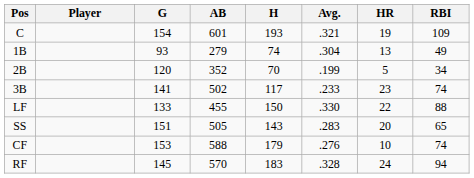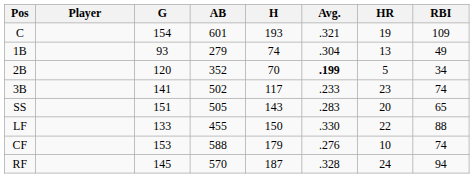(329, 70) normal -> (329, 70) bold
rows swapped: (20, 126) <-> (20, 107)
(274, 164) 183 -> (274, 164) 187
